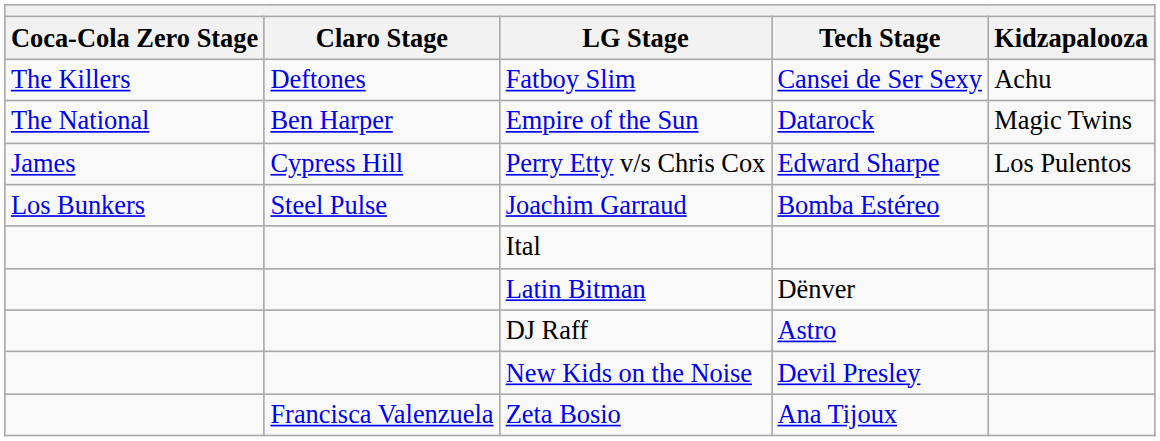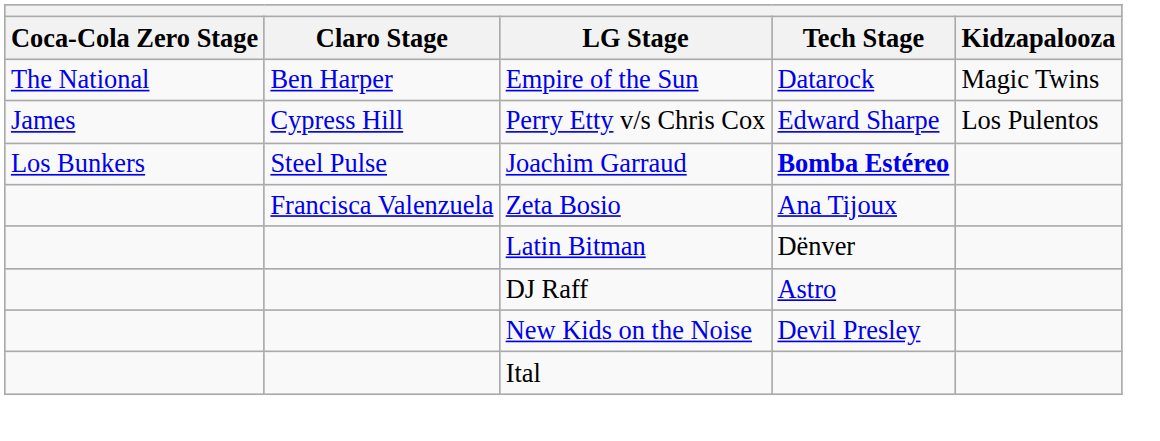- row: (571, 79)
(858, 205) normal -> (863, 163) bold
rows swapped: (563, 414) <-> (523, 246)
